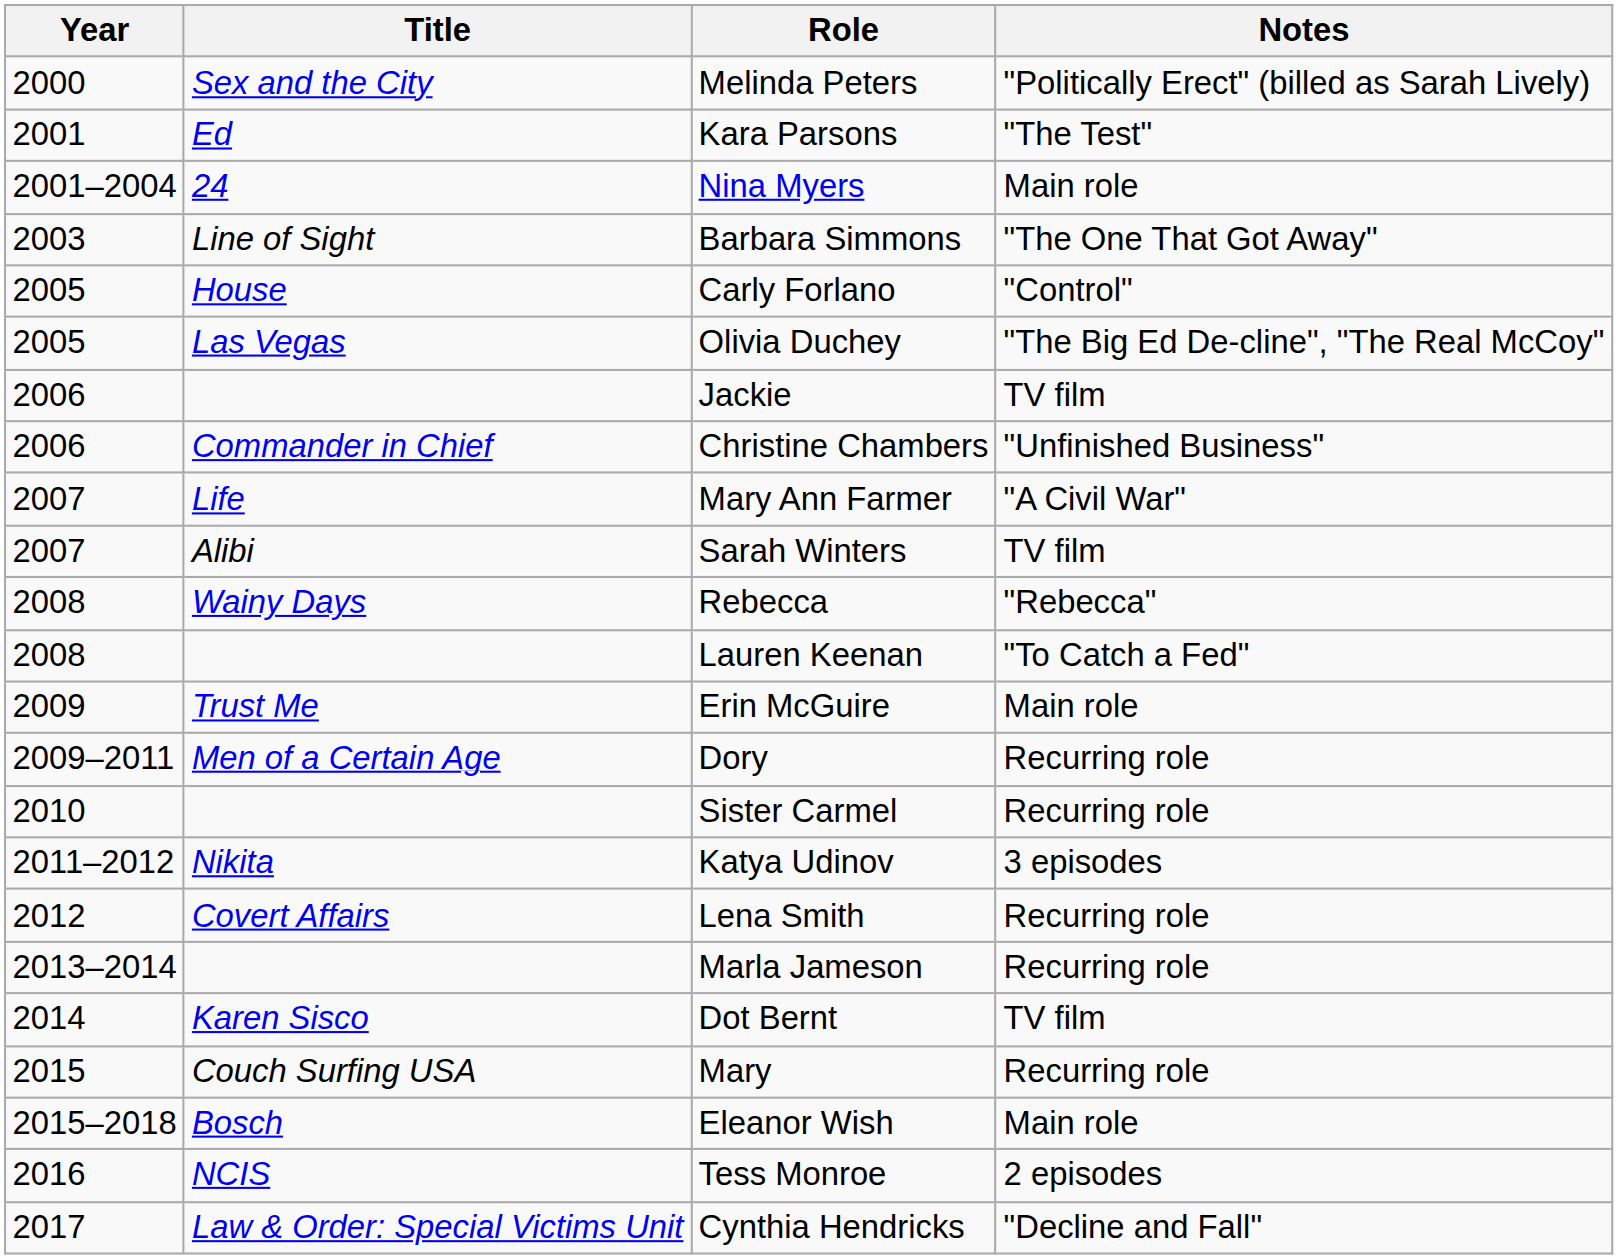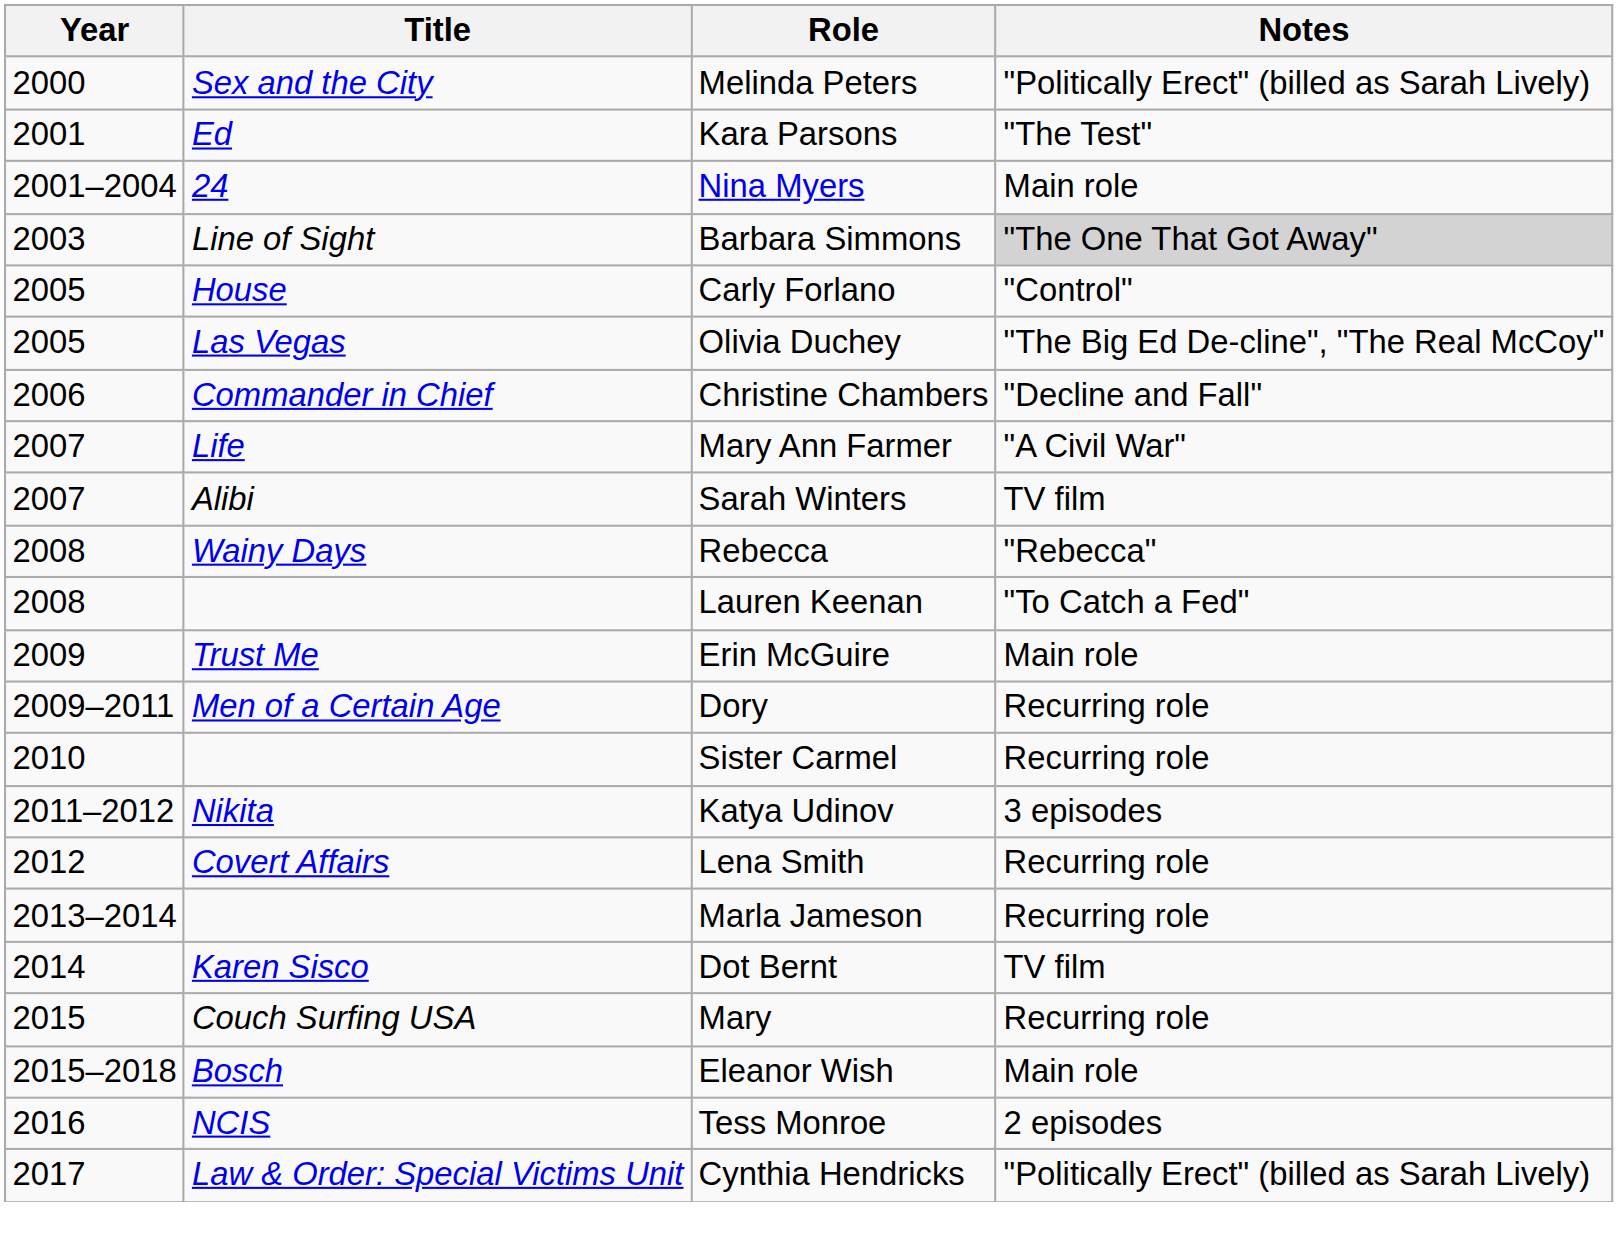(1191, 238) no background -> (1191, 238) lightgrey background
- row: (745, 394)
(1164, 446) "Unfinished Business" -> (1133, 394) "Decline and Fall"
(1133, 1226) "Decline and Fall" -> (1297, 1174) "Politically Erect" (billed as Sarah Lively)
